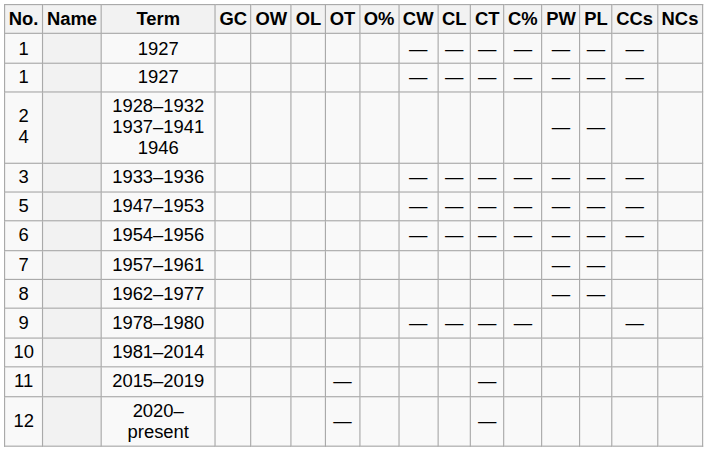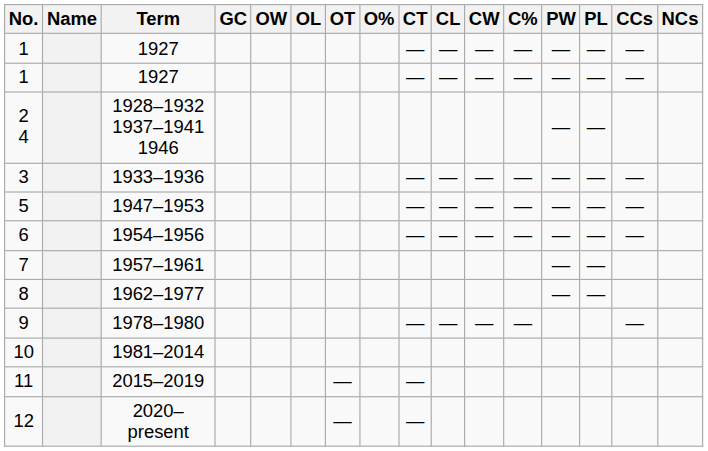columns swapped: (418, 19) <-> (487, 19)
